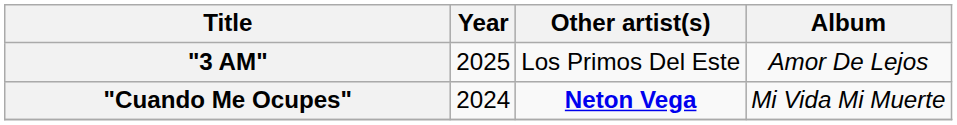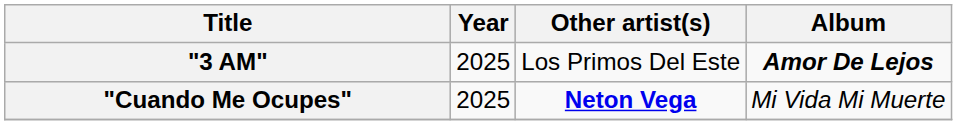(848, 61) normal -> (848, 61) bold
(483, 100) 2024 -> (483, 100) 2025
